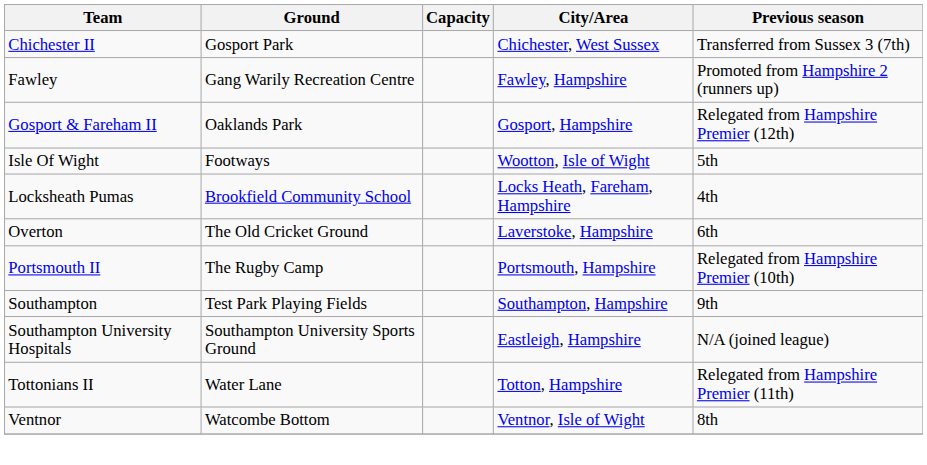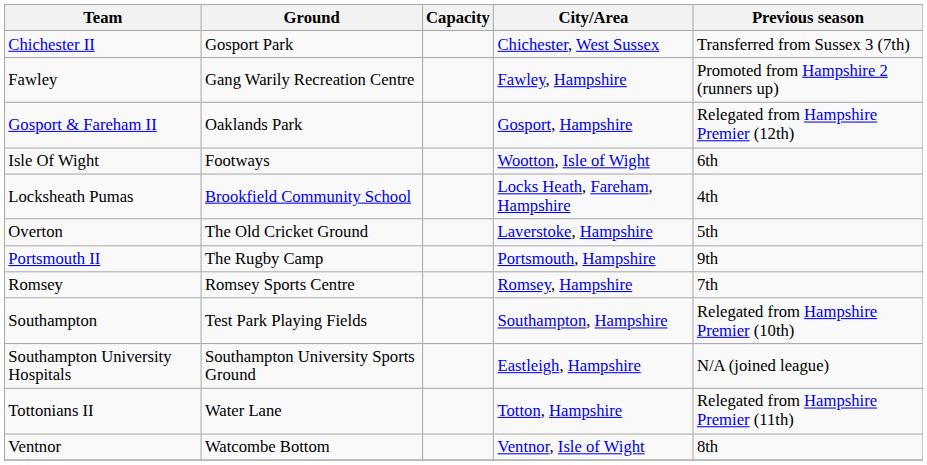(708, 160) 5th -> (708, 160) 6th
(708, 232) 6th -> (708, 232) 5th
(787, 267) Relegated from Hampshire Premier (10th) -> (708, 258) 9th
+ row: (36, 284)
(708, 303) 9th -> (787, 320) Relegated from Hampshire Premier (10th)
